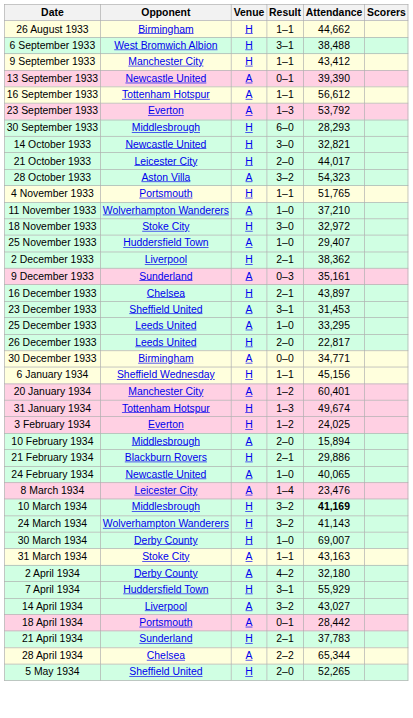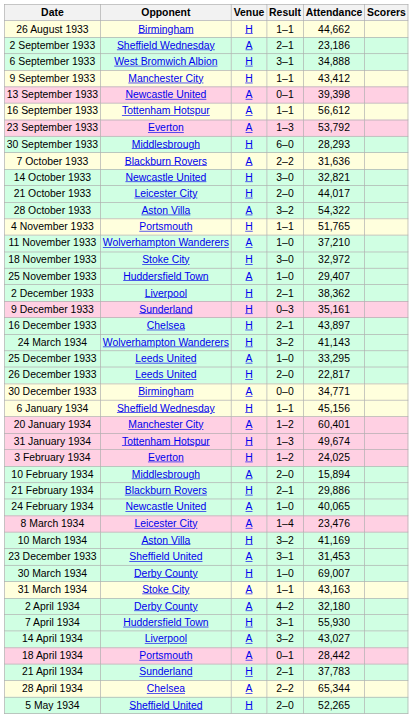+ row: (52, 45)
(334, 45) 38,488 -> (334, 62) 34,888
(334, 78) 39,390 -> (334, 95) 39,398
+ row: (52, 161)
(334, 177) 54,323 -> (334, 210) 54,322
(249, 276) A -> (249, 309) H
rows swapped: (52, 309) <-> (52, 524)
(166, 507) Middlesbrough -> (166, 540) Aston Villa
(334, 507) bold -> (334, 540) normal
(334, 590) 55,929 -> (334, 623) 55,930
